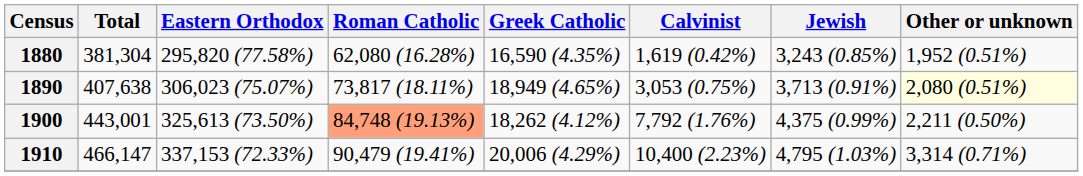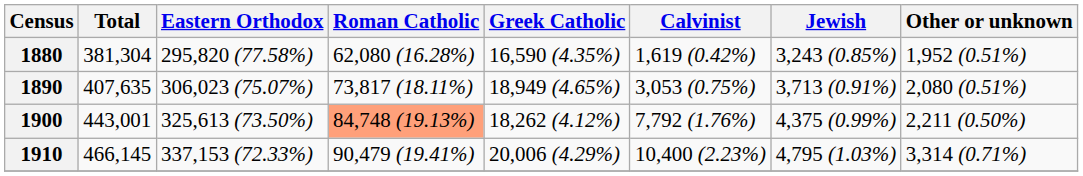(117, 87) 407,638 -> (117, 87) 407,635
(966, 87) lightyellow background -> (966, 87) no background
(117, 154) 466,147 -> (117, 154) 466,145
